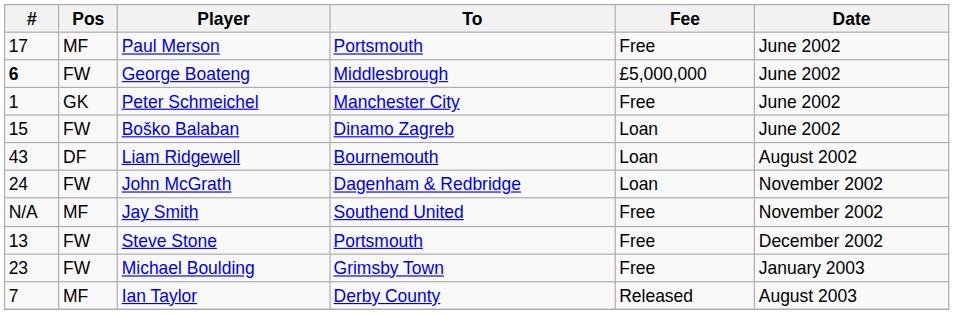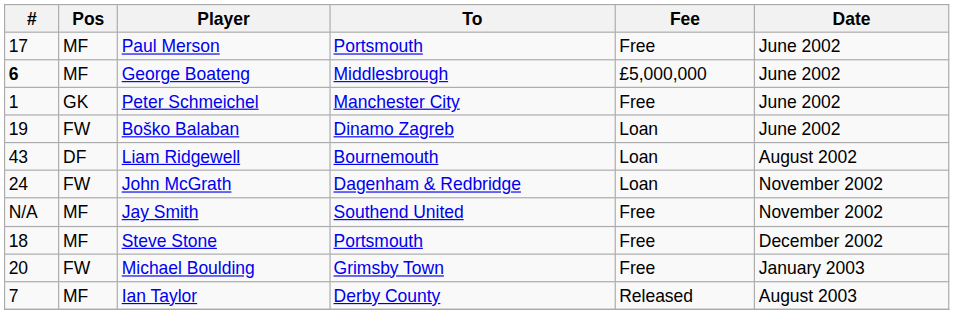(77, 74) FW -> (76, 74) MF
(18, 129) 15 -> (18, 129) 19
(18, 240) 13 -> (18, 240) 18
(77, 240) FW -> (76, 240) MF
(18, 268) 23 -> (18, 268) 20
